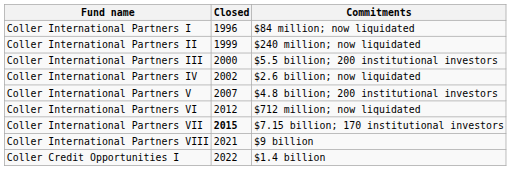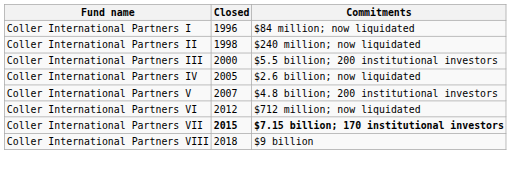(226, 45) 1999 -> (226, 45) 1998
(226, 77) 2002 -> (226, 77) 2005
(379, 125) normal -> (379, 125) bold
(226, 141) 2021 -> (226, 141) 2018
- row: (93, 157)
